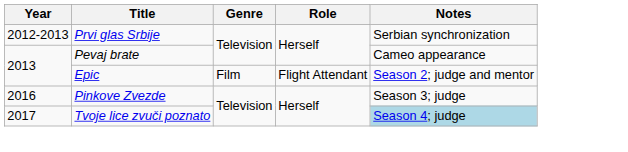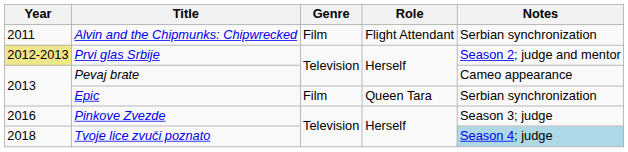+ row: (186, 34)
(38, 34) no background -> (38, 55) khaki background
(442, 34) Serbian synchronization -> (540, 55) Season 2; judge and mentor
(323, 75) Flight Attendant -> (398, 95) Queen Tara
(454, 75) Season 2; judge and mentor -> (528, 95) Serbian synchronization
(22, 116) 2017 -> (22, 136) 2018
